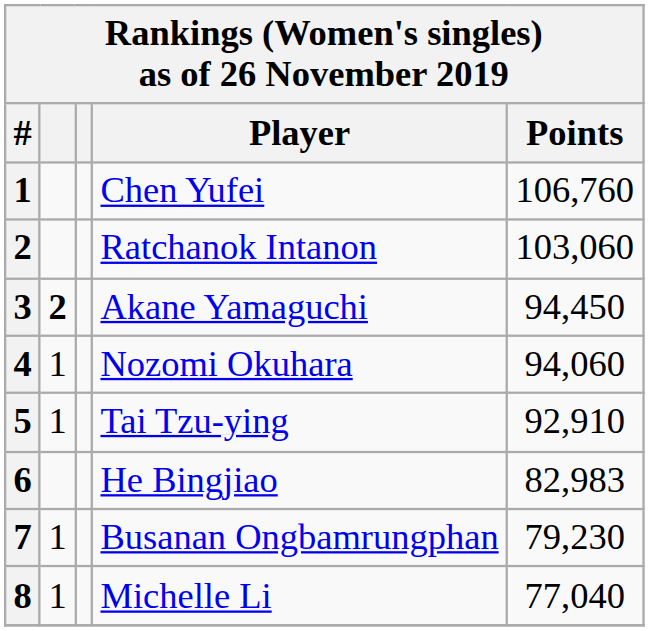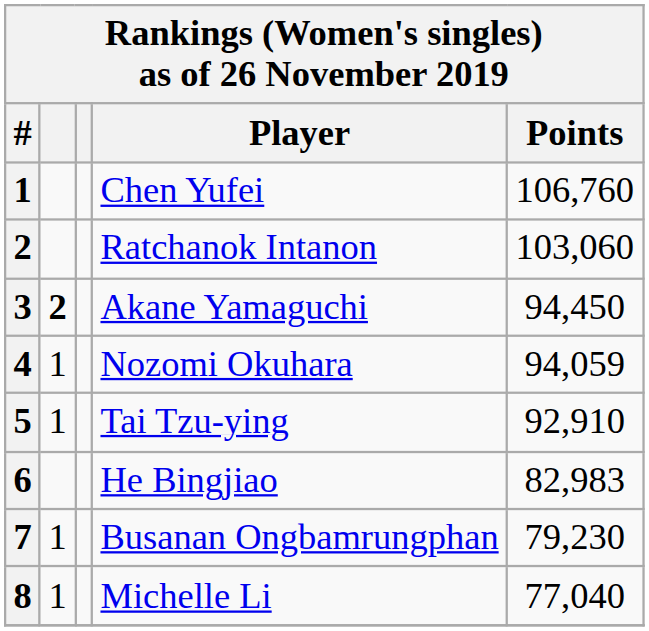(575, 363) 94,060 -> (575, 363) 94,059
